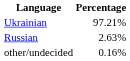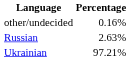rows swapped: (25, 22) <-> (39, 52)
